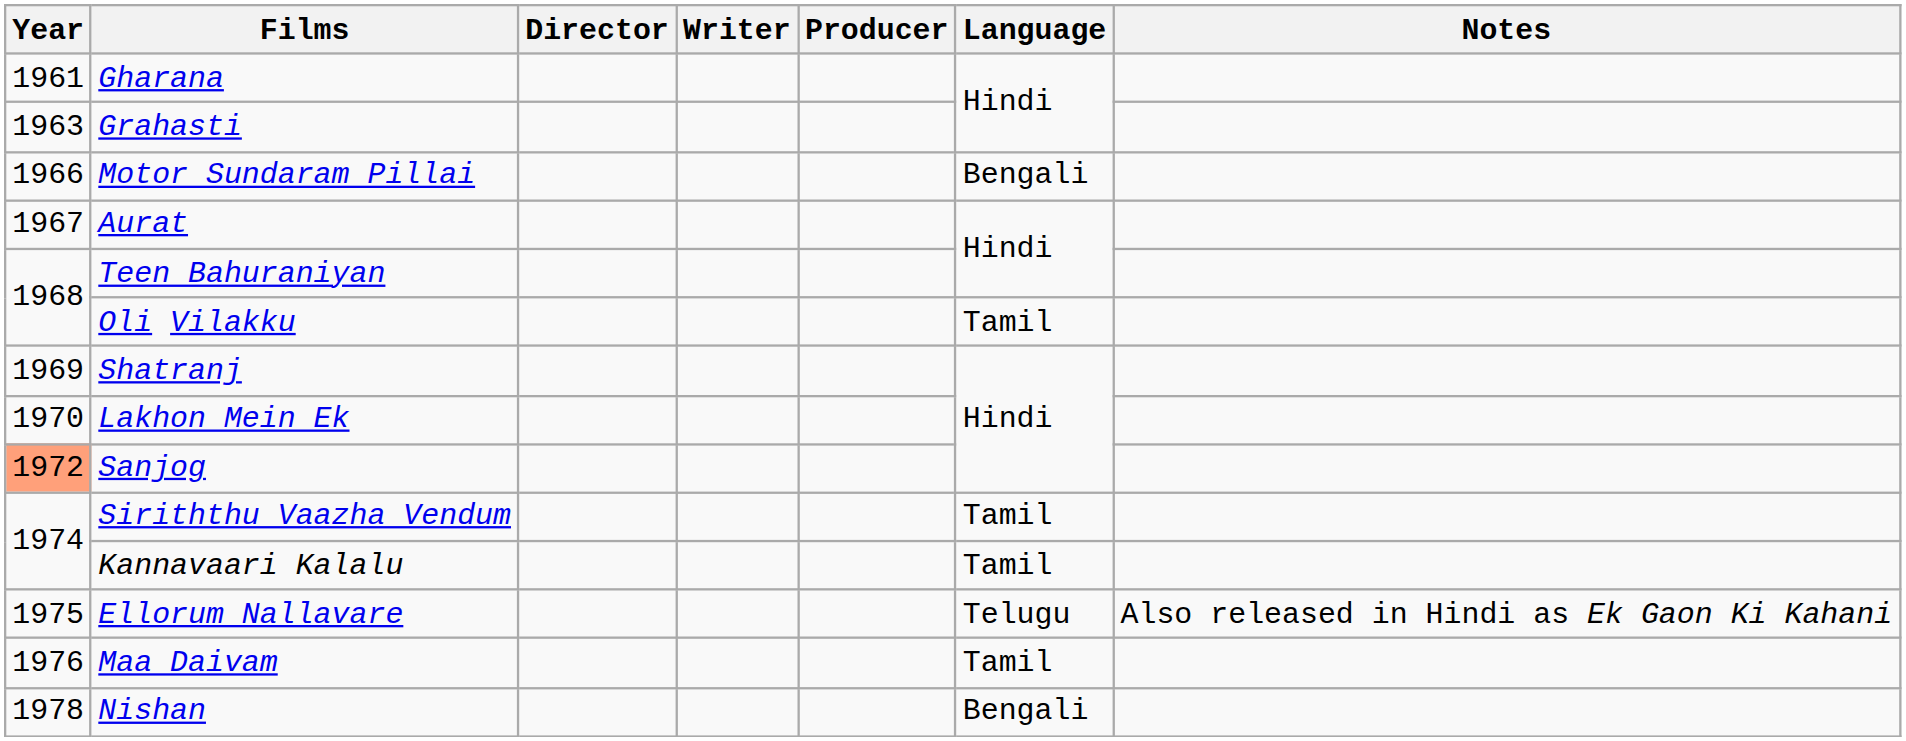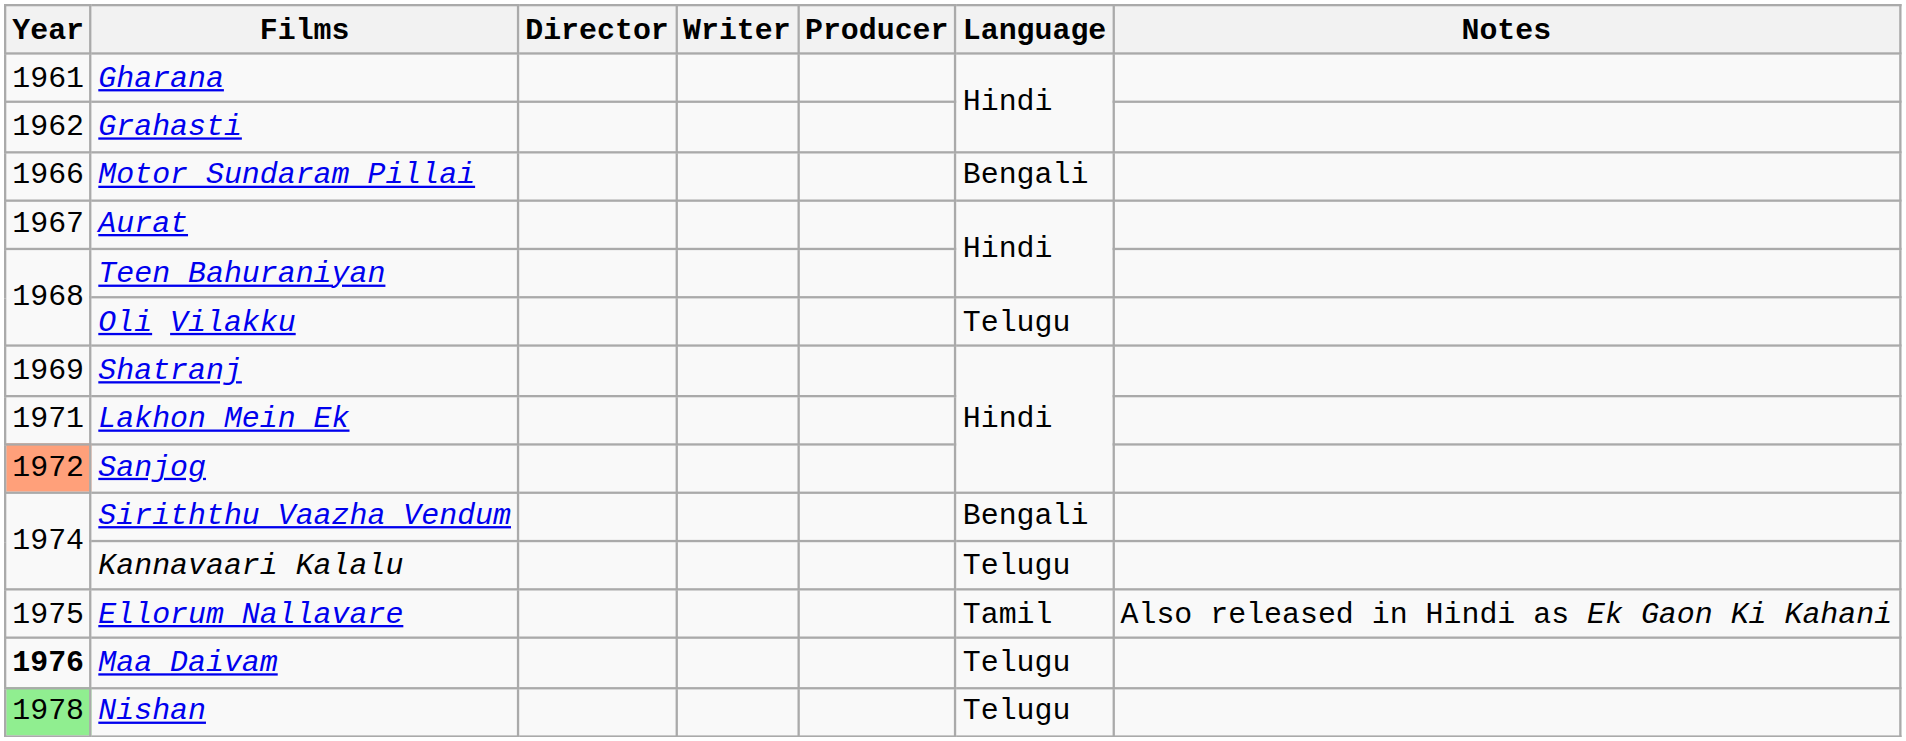(48, 127) 1963 -> (48, 127) 1962
(1008, 322) Tamil -> (1017, 322) Telugu
(48, 419) 1970 -> (48, 419) 1971
(1008, 517) Tamil -> (1026, 517) Bengali
(1008, 566) Tamil -> (1017, 566) Telugu
(1017, 614) Telugu -> (1008, 614) Tamil
(48, 663) normal -> (48, 663) bold
(1008, 663) Tamil -> (1017, 663) Telugu
(48, 712) no background -> (48, 712) lightgreen background
(1026, 712) Bengali -> (1017, 712) Telugu
